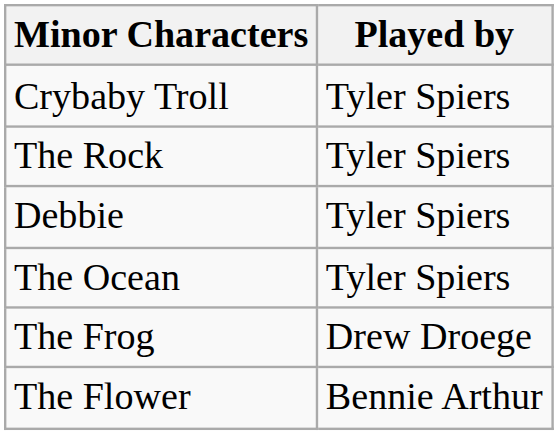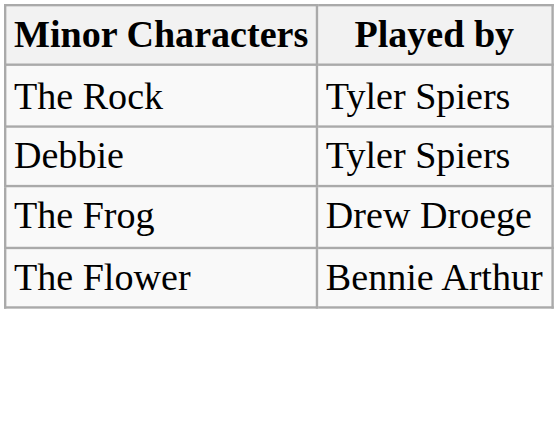- row: (121, 95)
- row: (97, 276)
